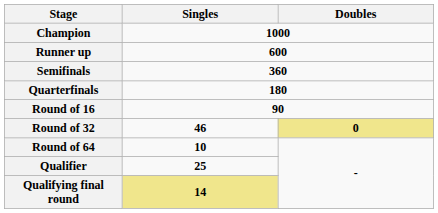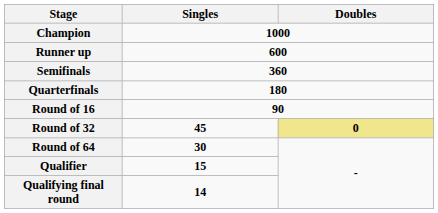(200, 128) 46 -> (200, 128) 45
(200, 147) 10 -> (200, 147) 30
(200, 166) 25 -> (200, 166) 15
(200, 192) khaki background -> (200, 192) no background
